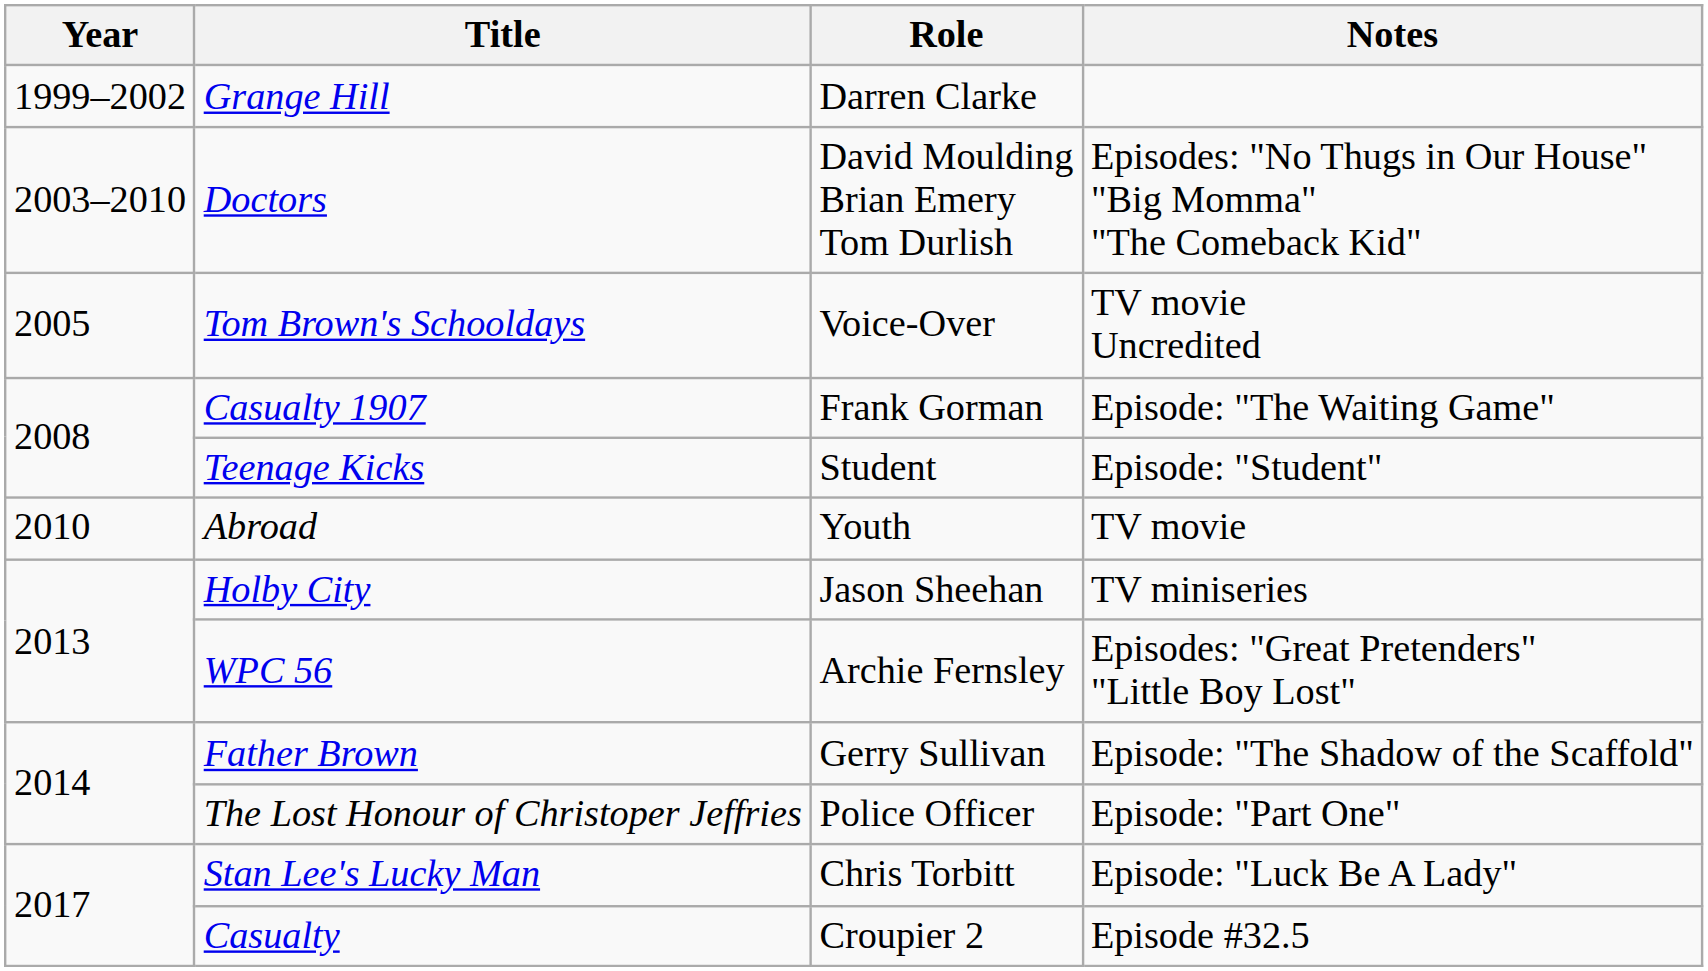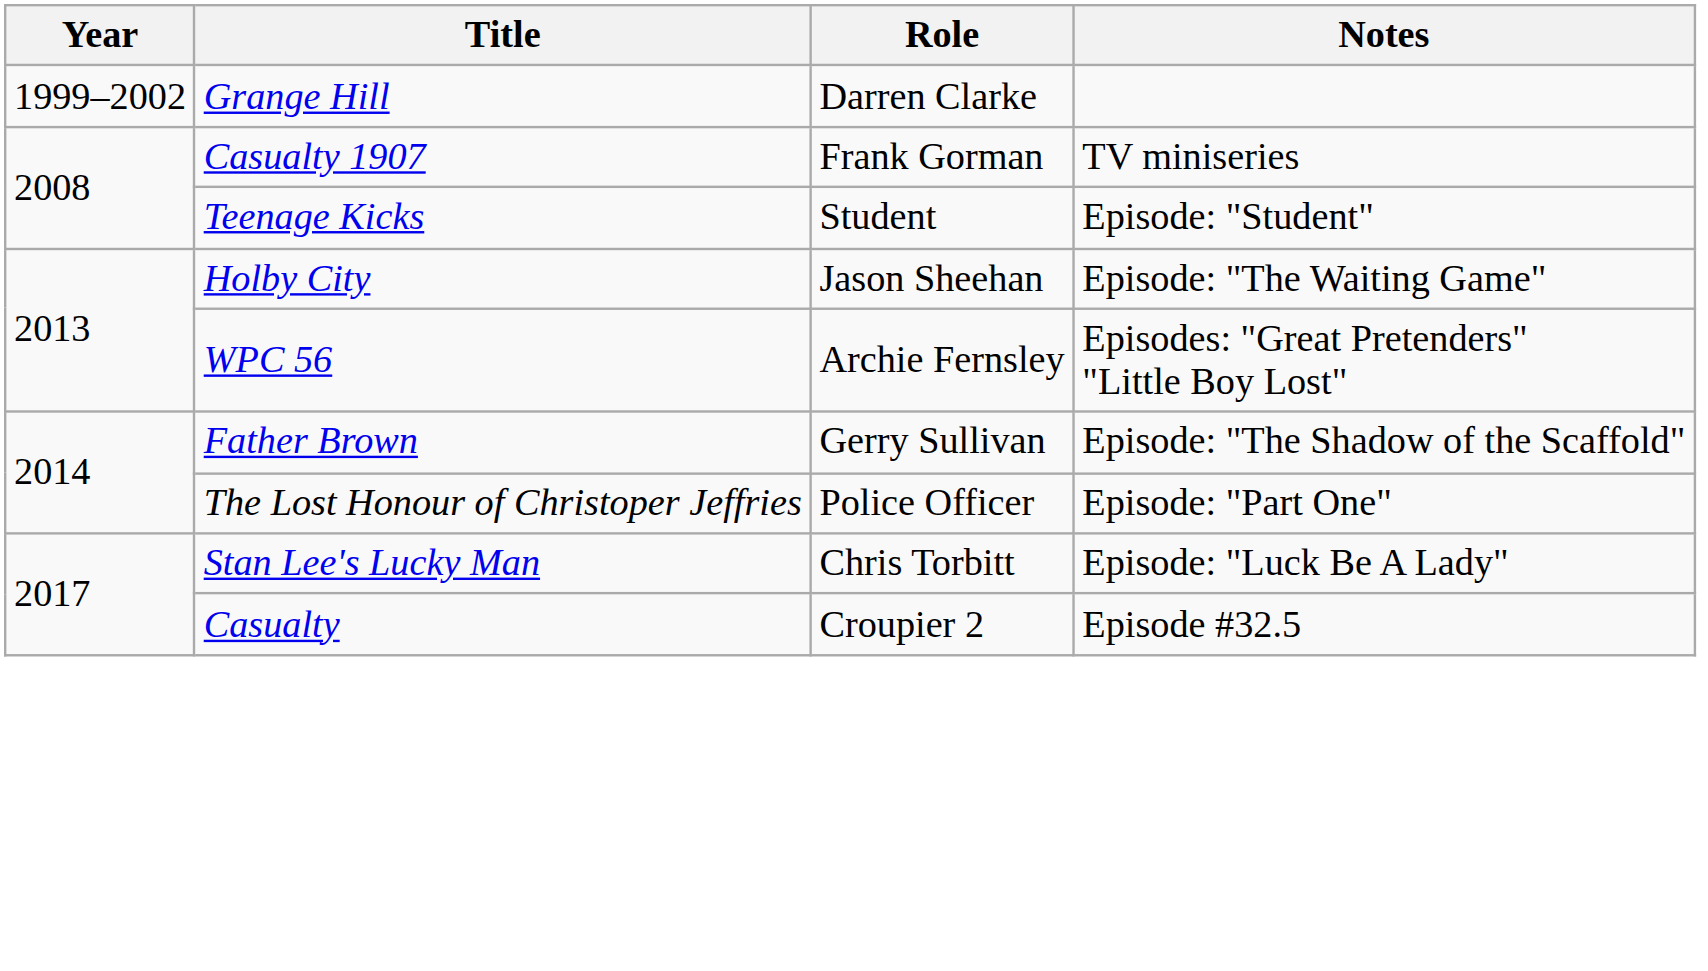- row: (265, 199)
- row: (394, 324)
(1323, 406) Episode: "The Waiting Game" -> (1191, 156) TV miniseries
- row: (260, 527)
(1199, 588) TV miniseries -> (1314, 277) Episode: "The Waiting Game"
